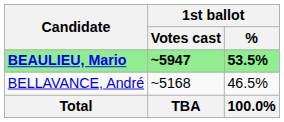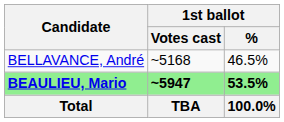rows swapped: (67, 60) <-> (76, 83)
